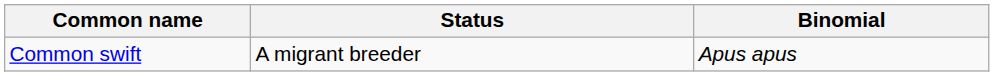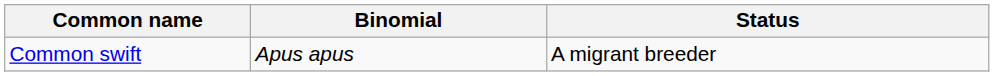columns swapped: (842, 20) <-> (472, 20)
